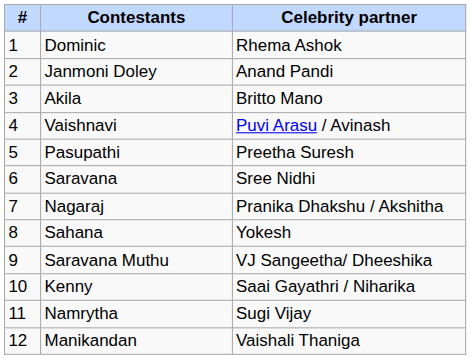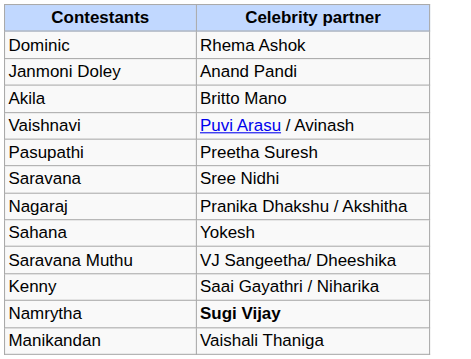- column: (23, 17)
(274, 313) normal -> (240, 313) bold
